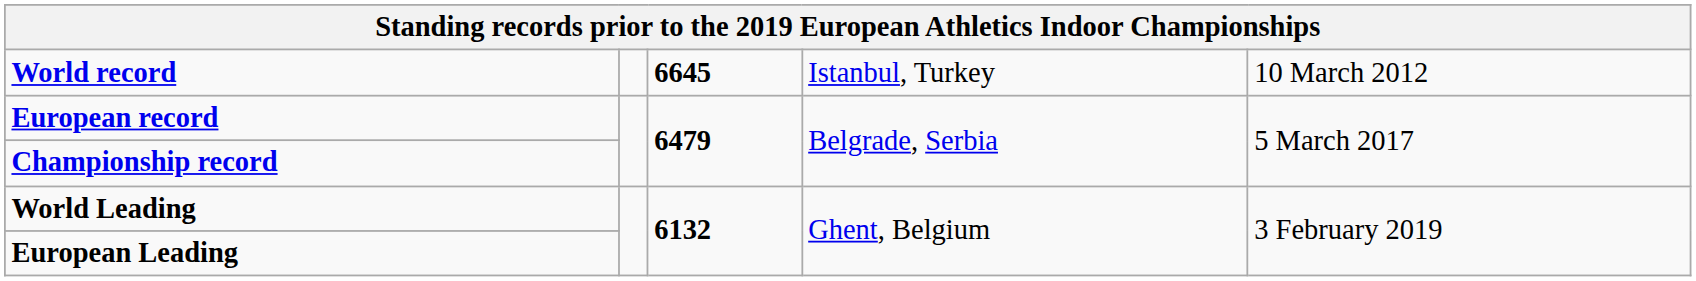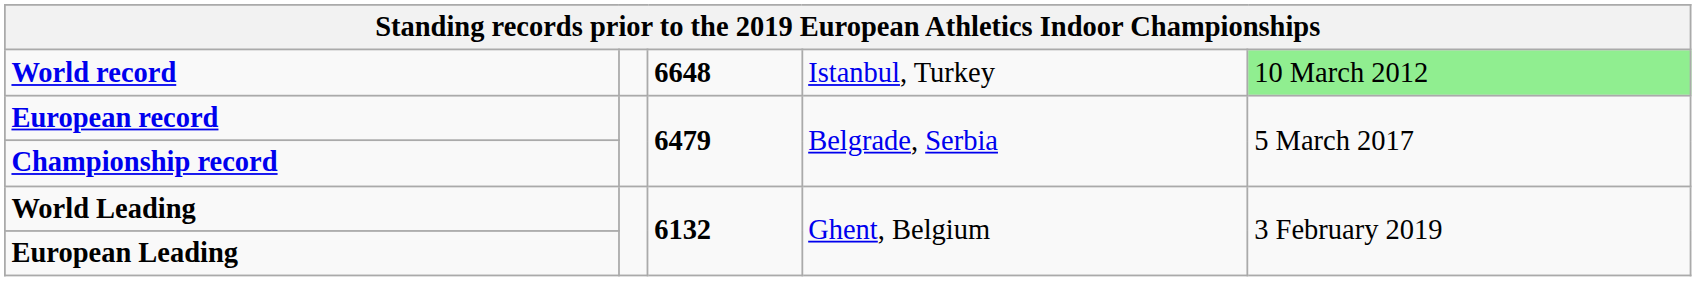(683, 72) 6645 -> (683, 72) 6648
(1341, 72) no background -> (1341, 72) lightgreen background
